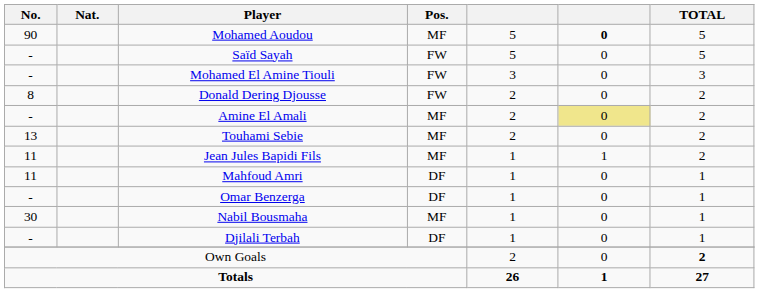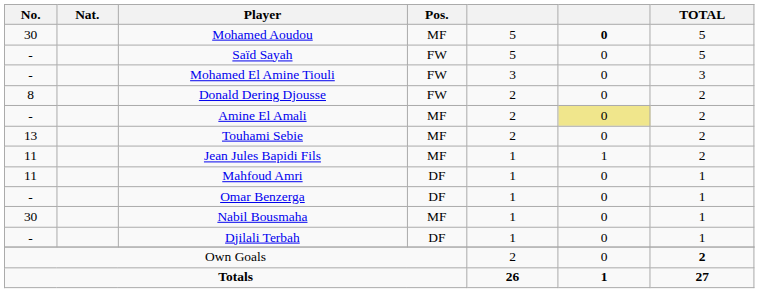(31, 34) 90 -> (31, 34) 30
